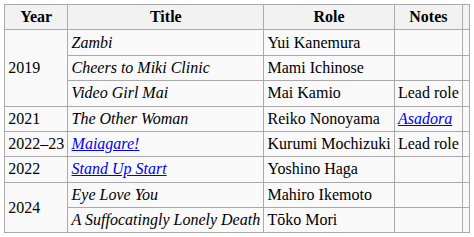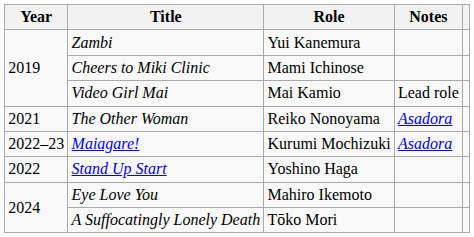(428, 144) Lead role -> (425, 144) Asadora
